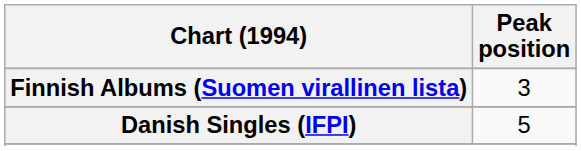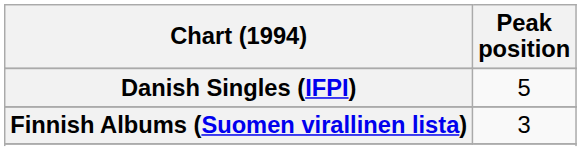rows swapped: (239, 125) <-> (239, 87)
